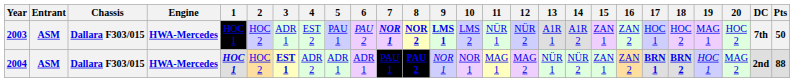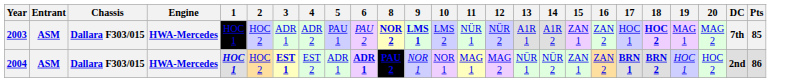- column: (390, 12)
(312, 34) EST 2 -> (312, 34) ADR 2
(681, 34) normal -> (656, 34) bold
(736, 34) HOC 2 -> (713, 34) MAG 2
(780, 34) 50 -> (757, 34) 85
(312, 63) ADR 2 -> (312, 63) EST 2
(364, 63) normal -> (364, 63) bold
(736, 63) MAG 2 -> (713, 63) HOC 2
(780, 63) 88 -> (757, 63) 86
